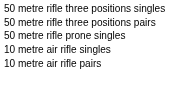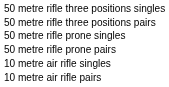+ row: (60, 50)
